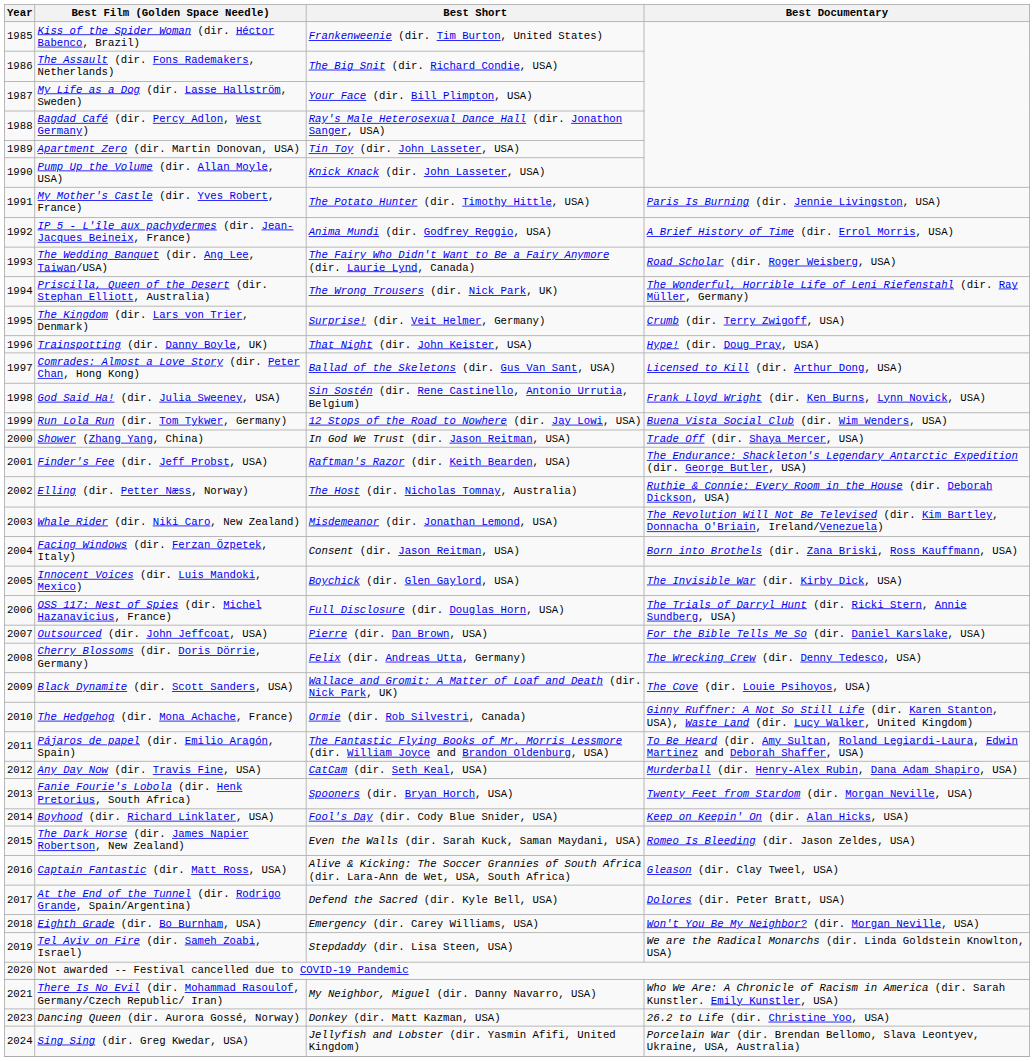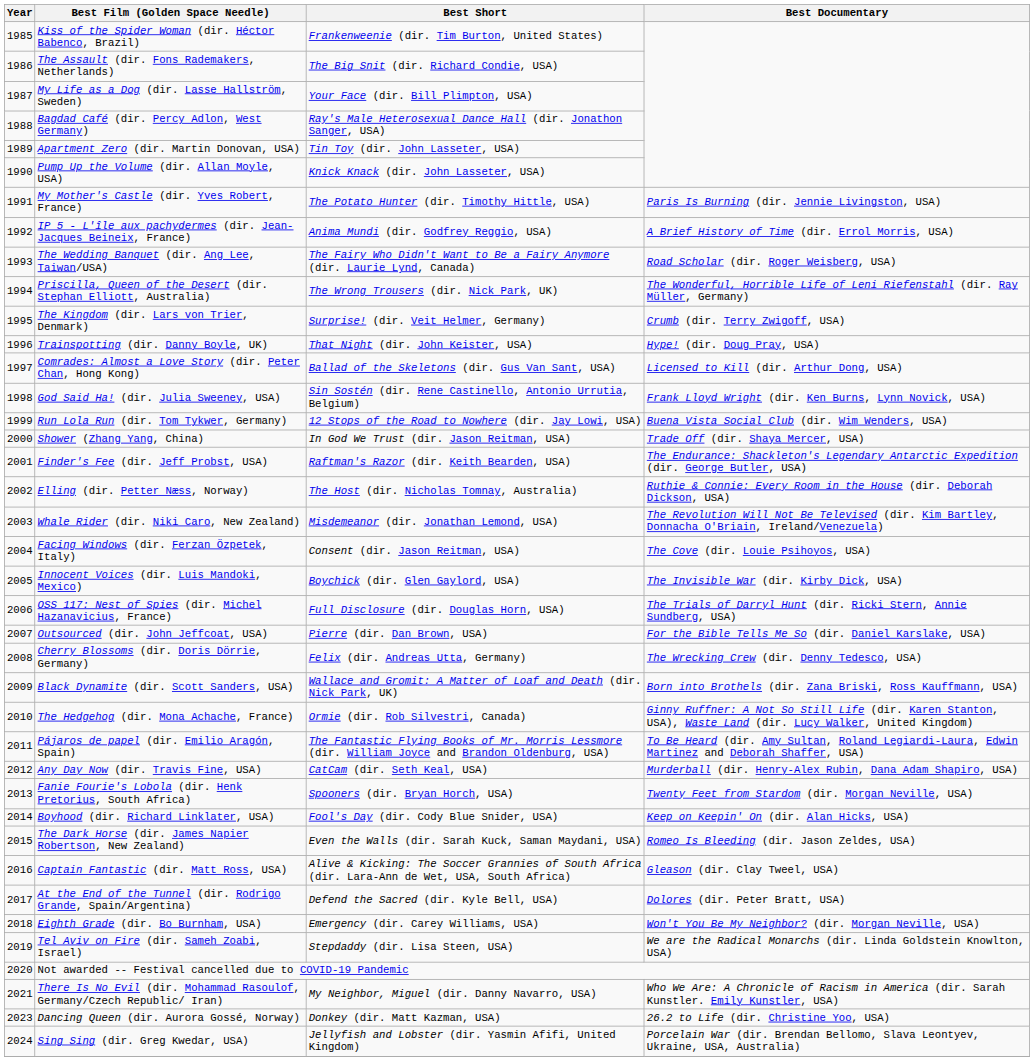(832, 551) Born into Brothels (dir. Zana Briski, Ross Kauffmann, USA) -> (759, 551) The Cove (dir. Louie Psihoyos, USA)
(759, 687) The Cove (dir. Louie Psihoyos, USA) -> (832, 687) Born into Brothels (dir. Zana Briski, Ross Kauffmann, USA)
